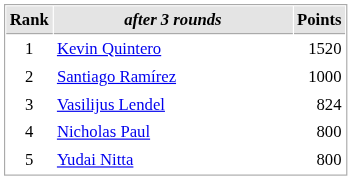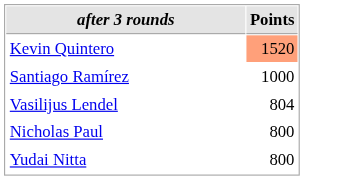- column: (29, 19)
(325, 48) no background -> (278, 48) lightsalmon background
(329, 104) 824 -> (282, 104) 804
